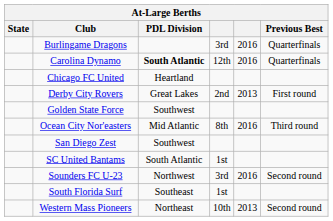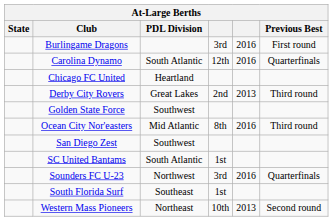(294, 45) Quarterfinals -> (294, 45) First round
(174, 61) bold -> (174, 61) normal
(294, 94) First round -> (294, 94) Third round
(294, 175) Second round -> (294, 175) Quarterfinals
